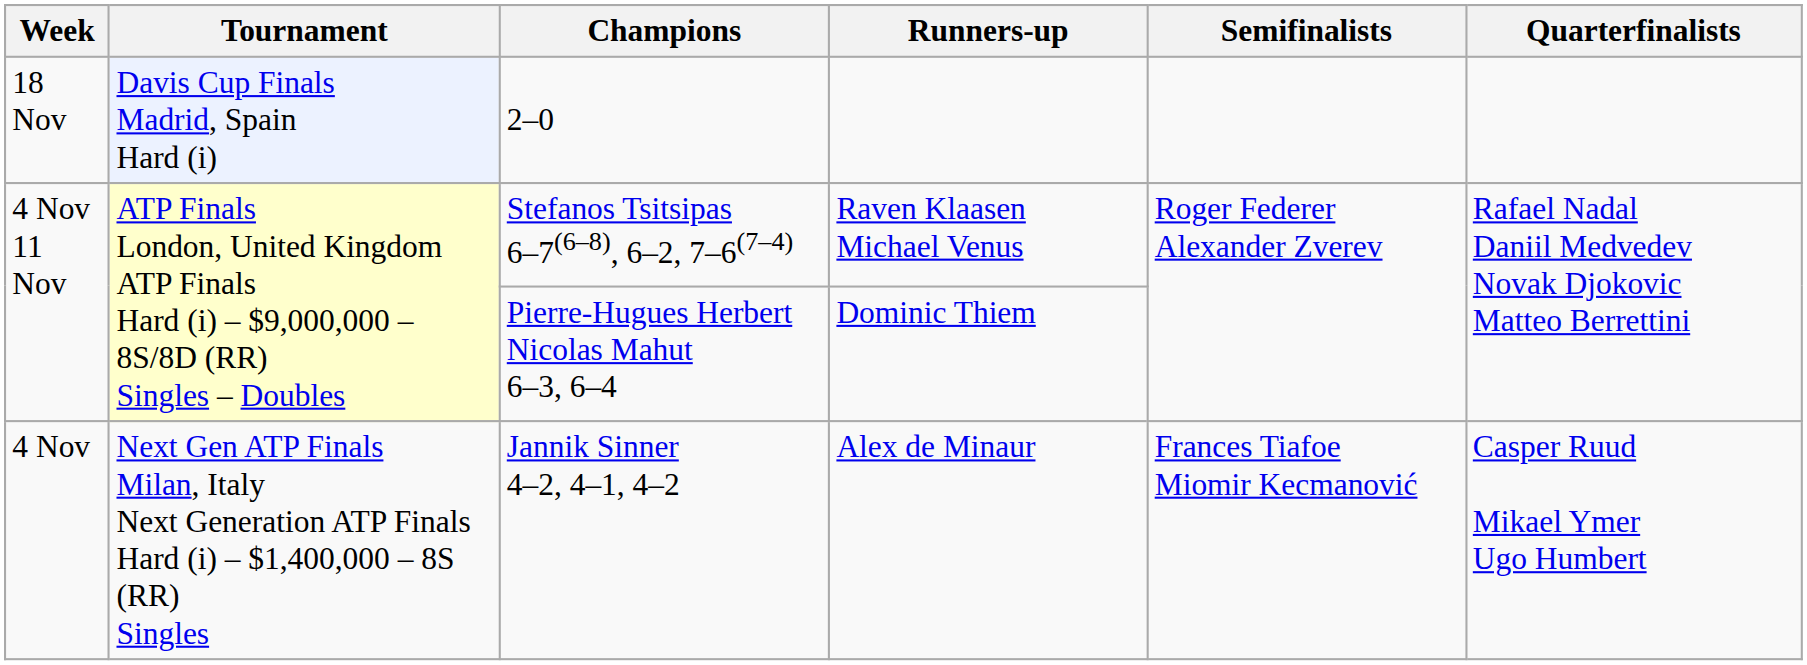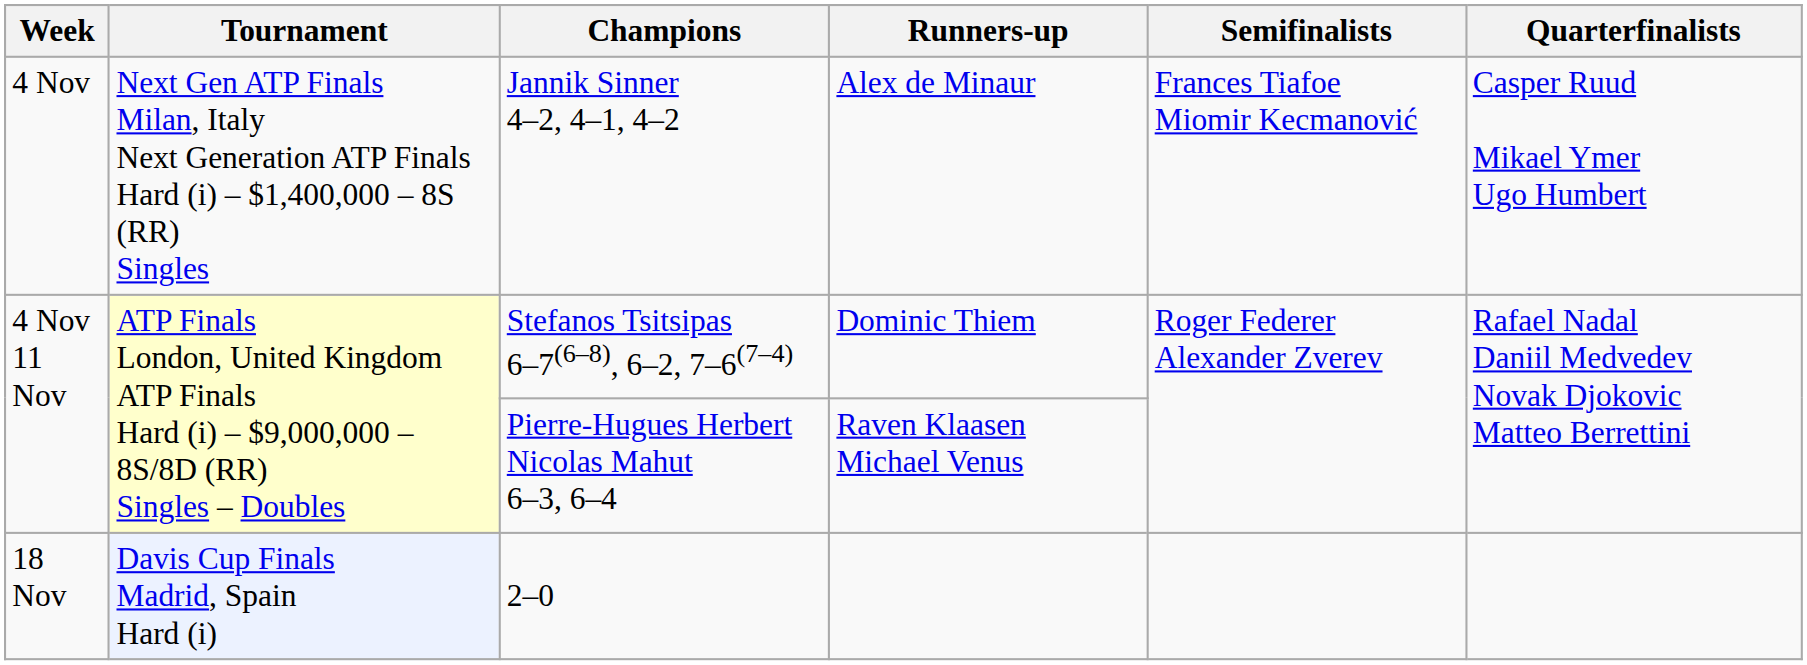rows swapped: (593, 465) <-> (530, 119)
(931, 227) Raven Klaasen Michael Venus -> (936, 320) Dominic Thiem
(936, 311) Dominic Thiem -> (931, 441) Raven Klaasen Michael Venus
